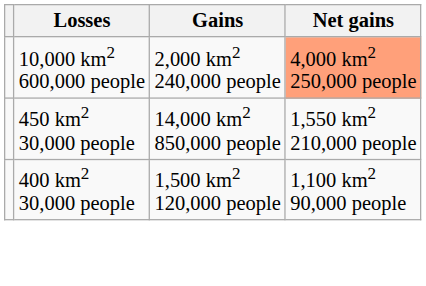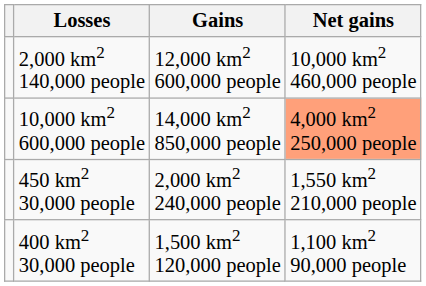+ row: (82, 67)
(218, 67) 2,000 km2 240,000 people -> (218, 128) 14,000 km2 850,000 people
(218, 128) 14,000 km2 850,000 people -> (218, 189) 2,000 km2 240,000 people
